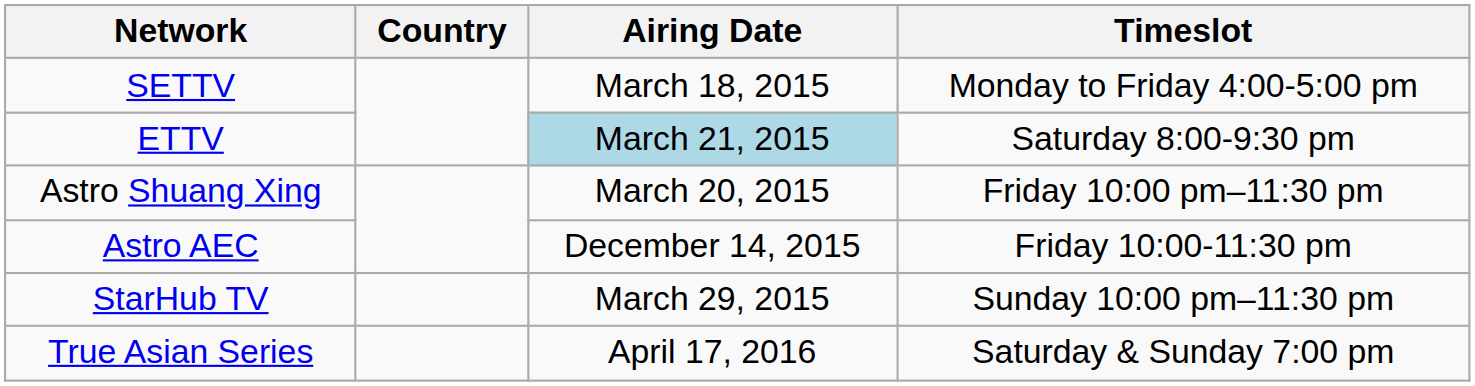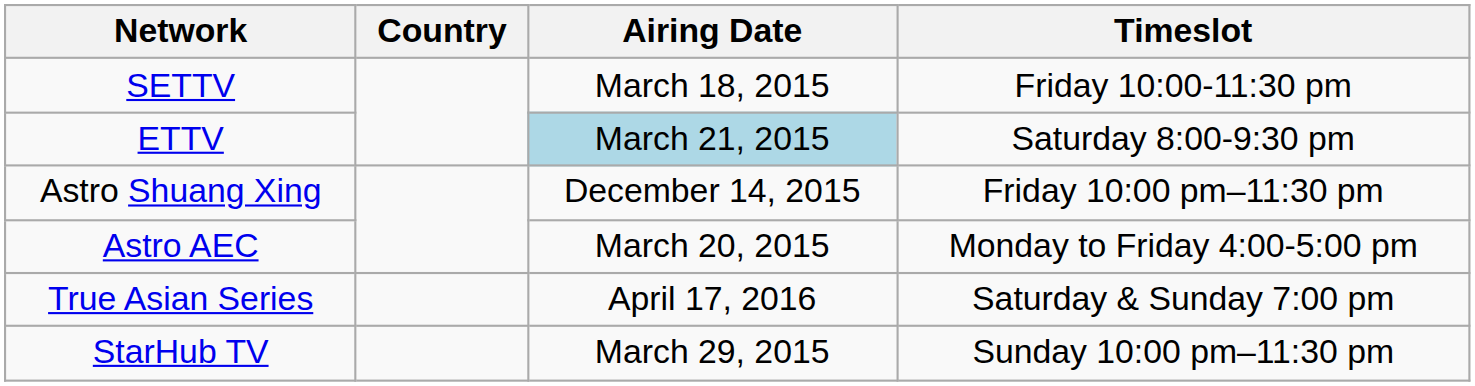(1183, 84) Monday to Friday 4:00-5:00 pm -> (1183, 84) Friday 10:00-11:30 pm
(712, 191) March 20, 2015 -> (712, 191) December 14, 2015
(712, 245) December 14, 2015 -> (712, 245) March 20, 2015
(1183, 245) Friday 10:00-11:30 pm -> (1183, 245) Monday to Friday 4:00-5:00 pm
rows swapped: (181, 298) <-> (181, 352)
